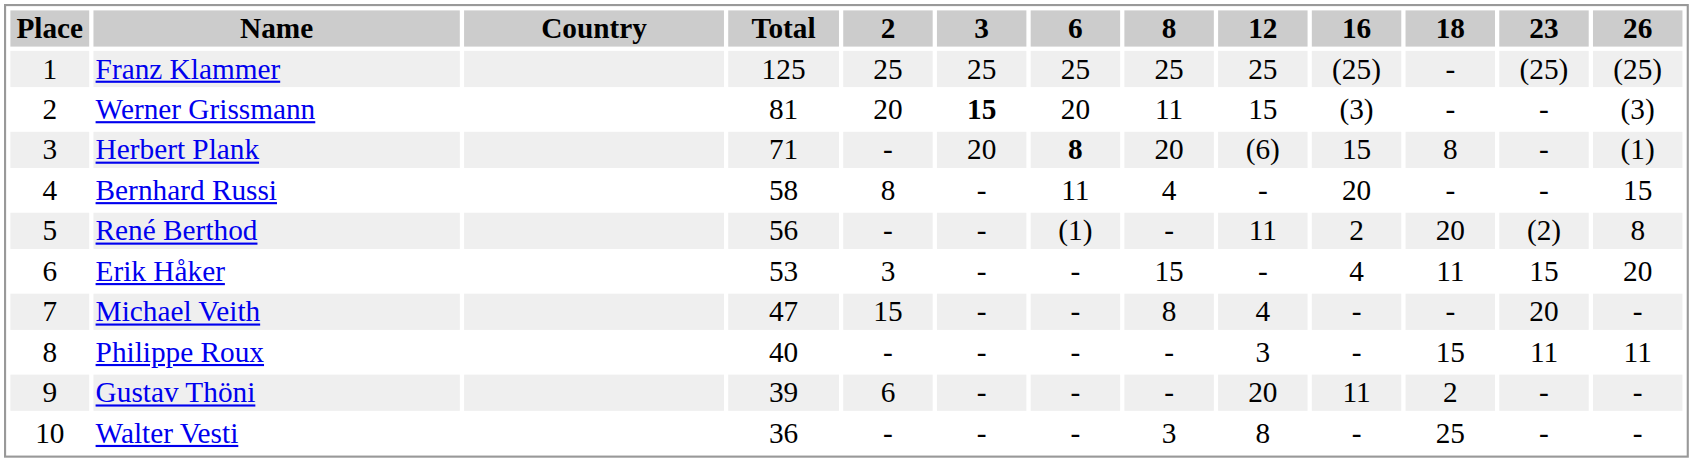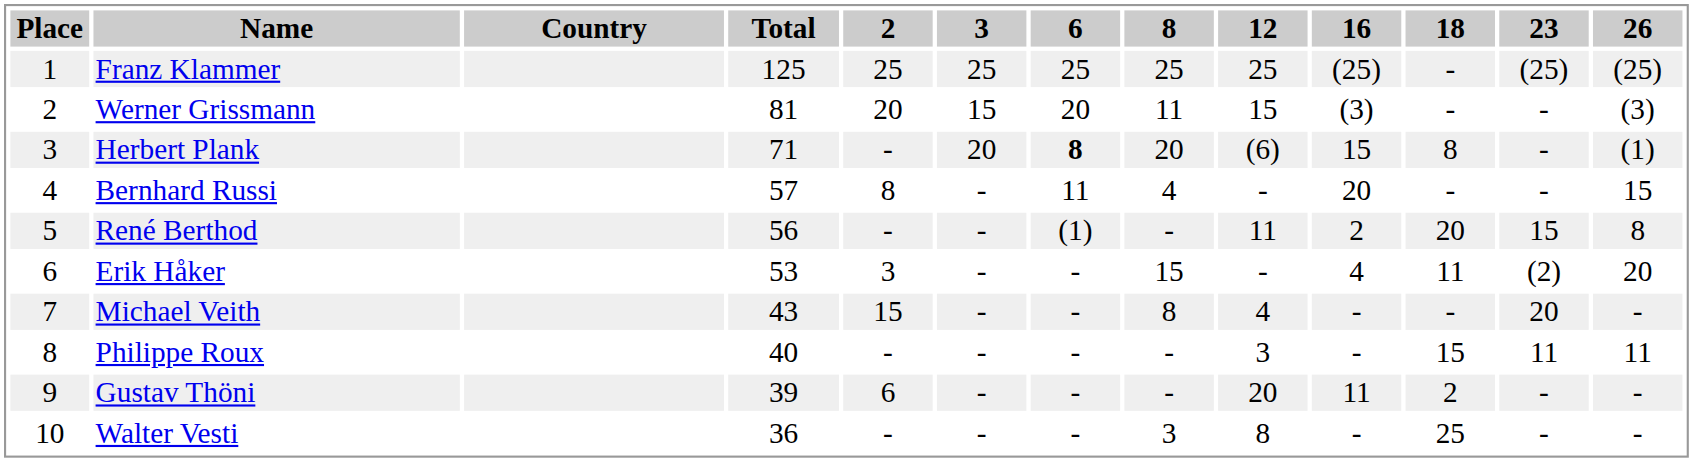(982, 109) bold -> (982, 109) normal
(784, 190) 58 -> (784, 190) 57
(1544, 231) (2) -> (1544, 231) 15
(1544, 271) 15 -> (1544, 271) (2)
(784, 312) 47 -> (784, 312) 43
